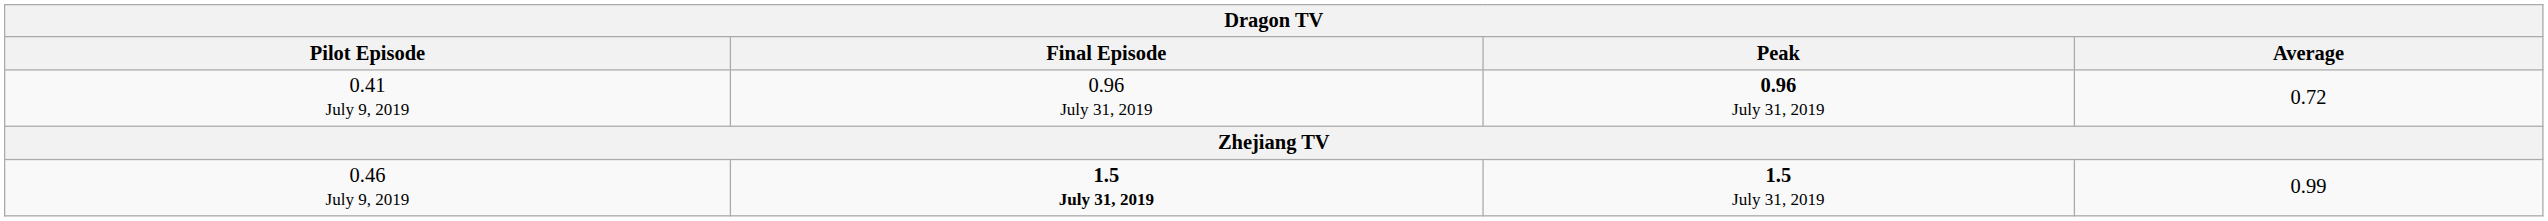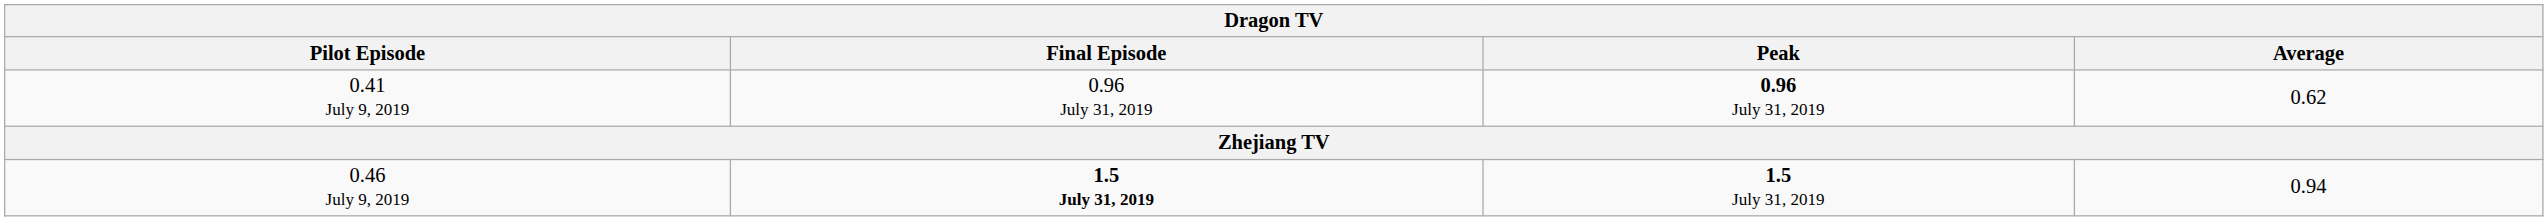(2308, 97) 0.72 -> (2308, 97) 0.62
(2308, 187) 0.99 -> (2308, 187) 0.94
